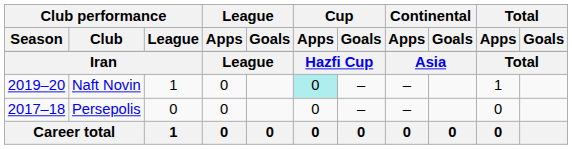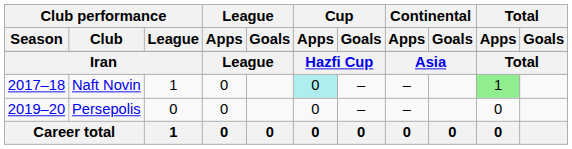(37, 86) 2019–20 -> (37, 86) 2017–18
(498, 86) no background -> (498, 86) lightgreen background
(37, 109) 2017–18 -> (37, 109) 2019–20
